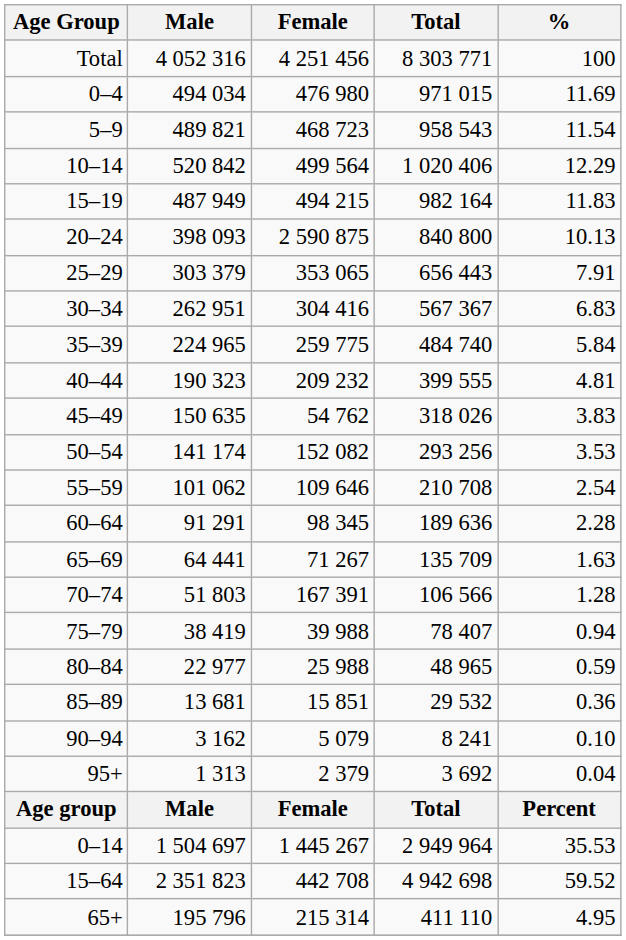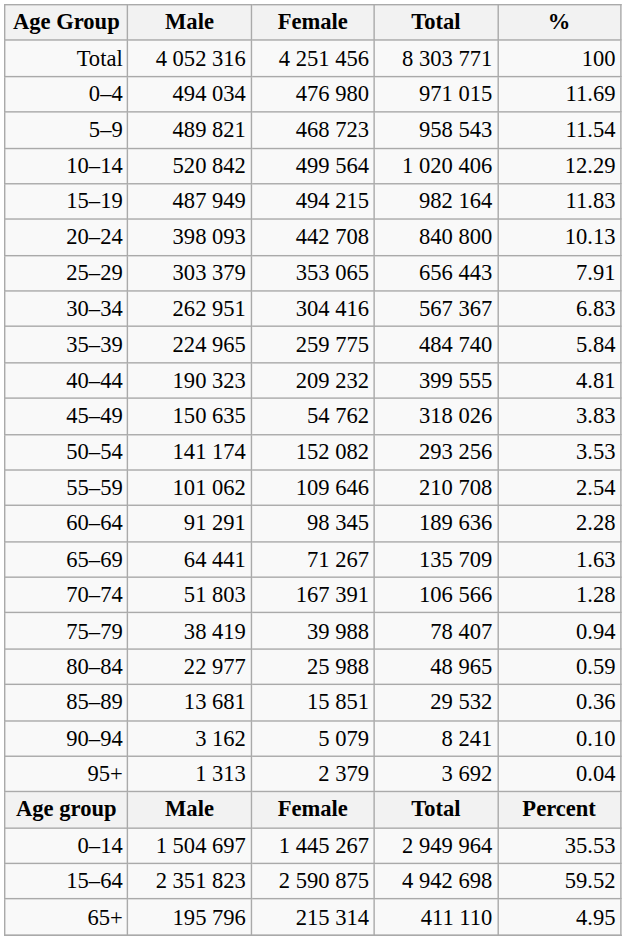(324, 237) 2 590 875 -> (332, 237) 442 708
(332, 881) 442 708 -> (324, 881) 2 590 875
